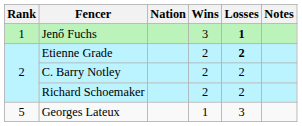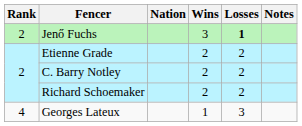(22, 33) 1 -> (22, 33) 2
(242, 53) bold -> (242, 53) normal
(22, 111) 5 -> (22, 111) 4
